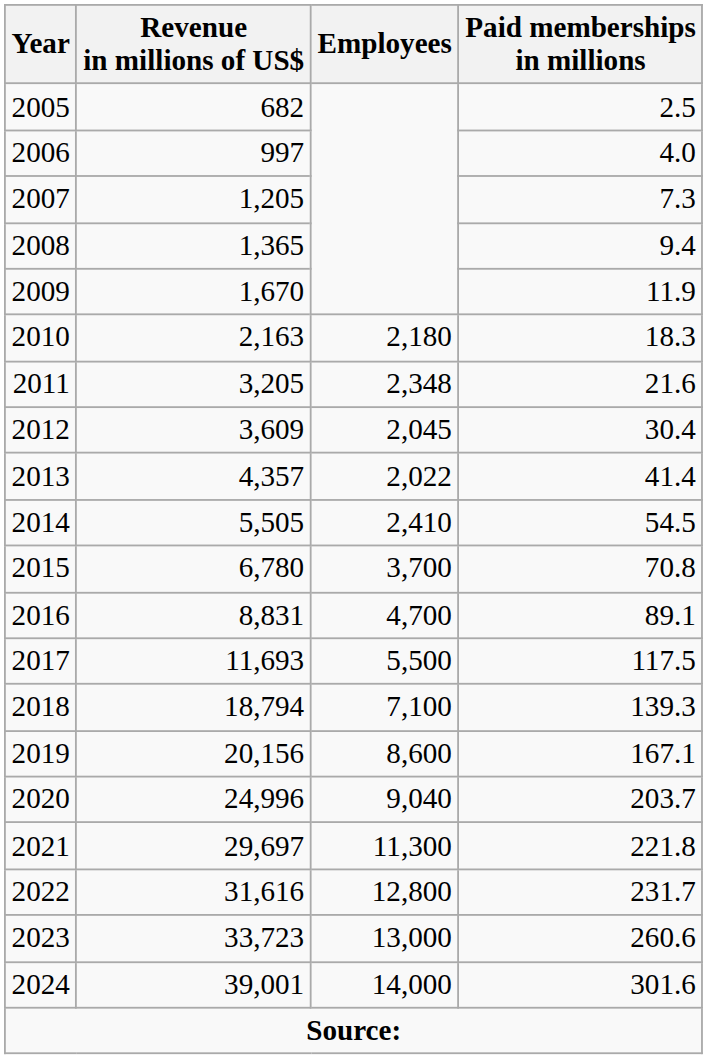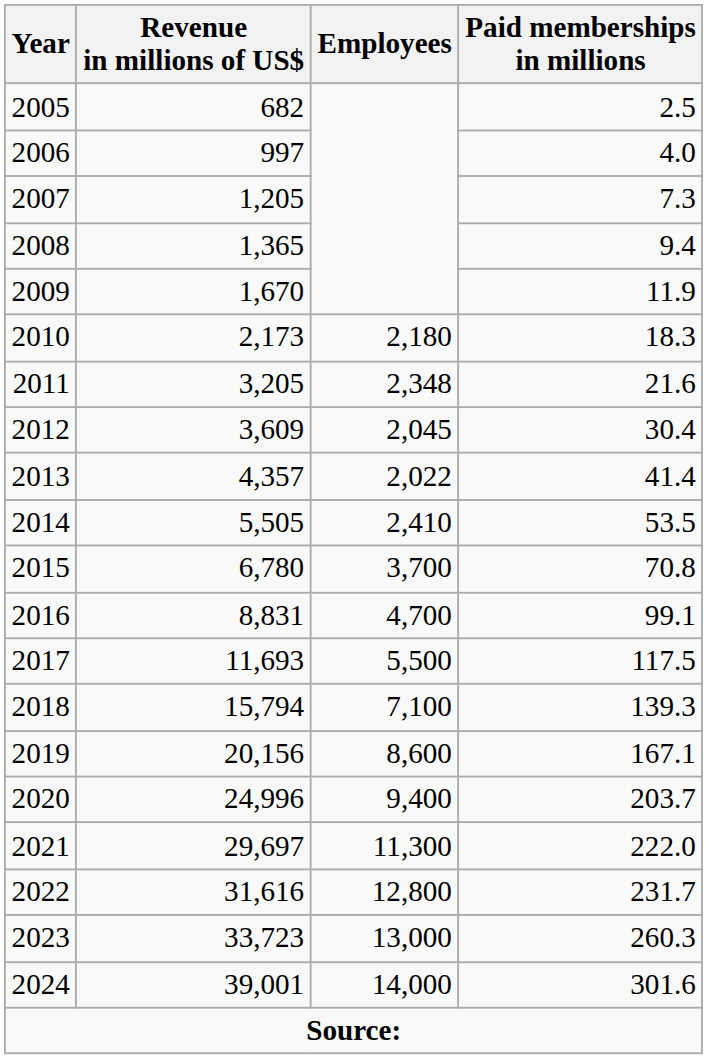(271, 337) 2,163 -> (271, 337) 2,173
(670, 522) 54.5 -> (670, 522) 53.5
(670, 614) 89.1 -> (670, 614) 99.1
(264, 706) 18,794 -> (264, 706) 15,794
(419, 799) 9,040 -> (419, 799) 9,400
(663, 845) 221.8 -> (663, 845) 222.0
(663, 937) 260.6 -> (663, 937) 260.3
